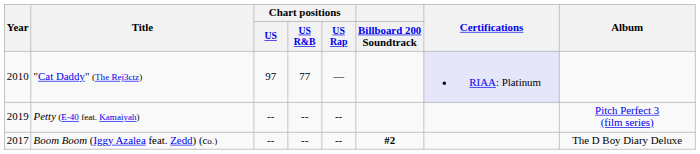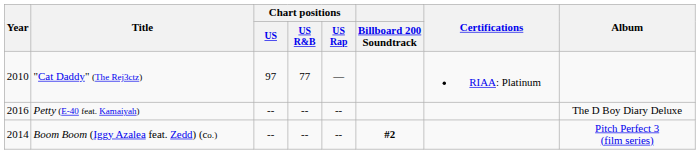(492, 83) lavender background -> (492, 83) no background
(18, 117) 2019 -> (18, 111) 2016
(627, 117) Pitch Perfect 3 (film series) -> (627, 111) The D Boy Diary Deluxe
(18, 140) 2017 -> (18, 134) 2014
(627, 140) The D Boy Diary Deluxe -> (627, 134) Pitch Perfect 3 (film series)
